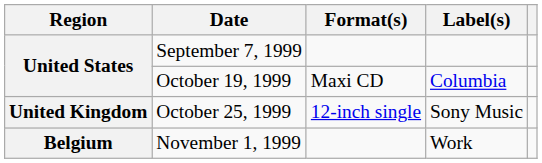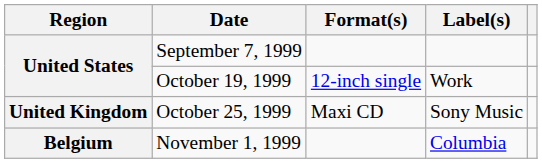(347, 81) Maxi CD -> (366, 81) 12-inch single
(468, 81) Columbia -> (451, 81) Work
(366, 111) 12-inch single -> (347, 111) Maxi CD
(451, 142) Work -> (468, 142) Columbia
